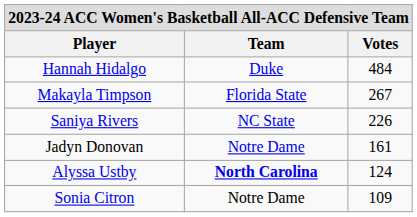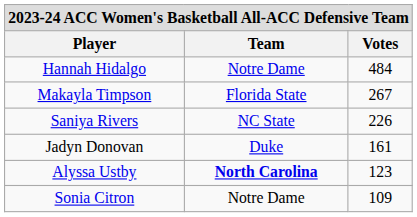(266, 69) Duke -> (266, 69) Notre Dame
(266, 147) Notre Dame -> (266, 147) Duke
(380, 173) 124 -> (380, 173) 123
